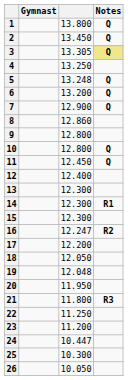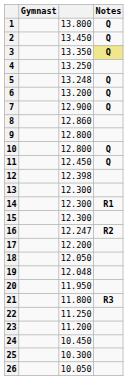(76, 53) 13.305 -> (76, 53) 13.350
(76, 177) 12.400 -> (76, 177) 12.398
(76, 342) 10.447 -> (76, 342) 10.450
